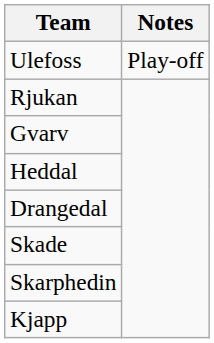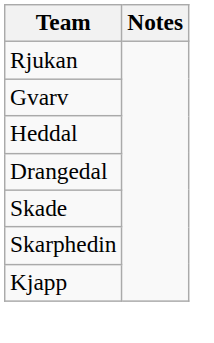- row: (46, 60)
